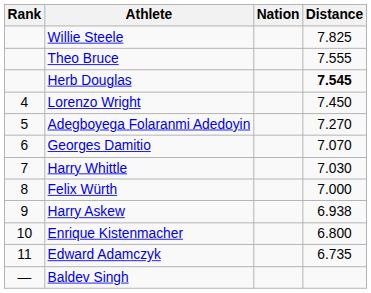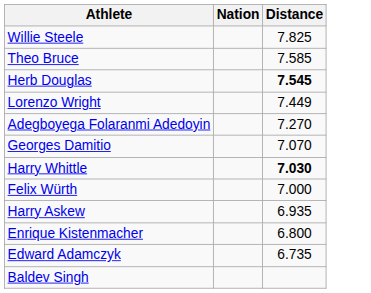- column: (24, 15)
(334, 59) 7.555 -> (294, 59) 7.585
(334, 102) 7.450 -> (294, 102) 7.449
(334, 168) normal -> (294, 168) bold
(334, 211) 6.938 -> (294, 211) 6.935
